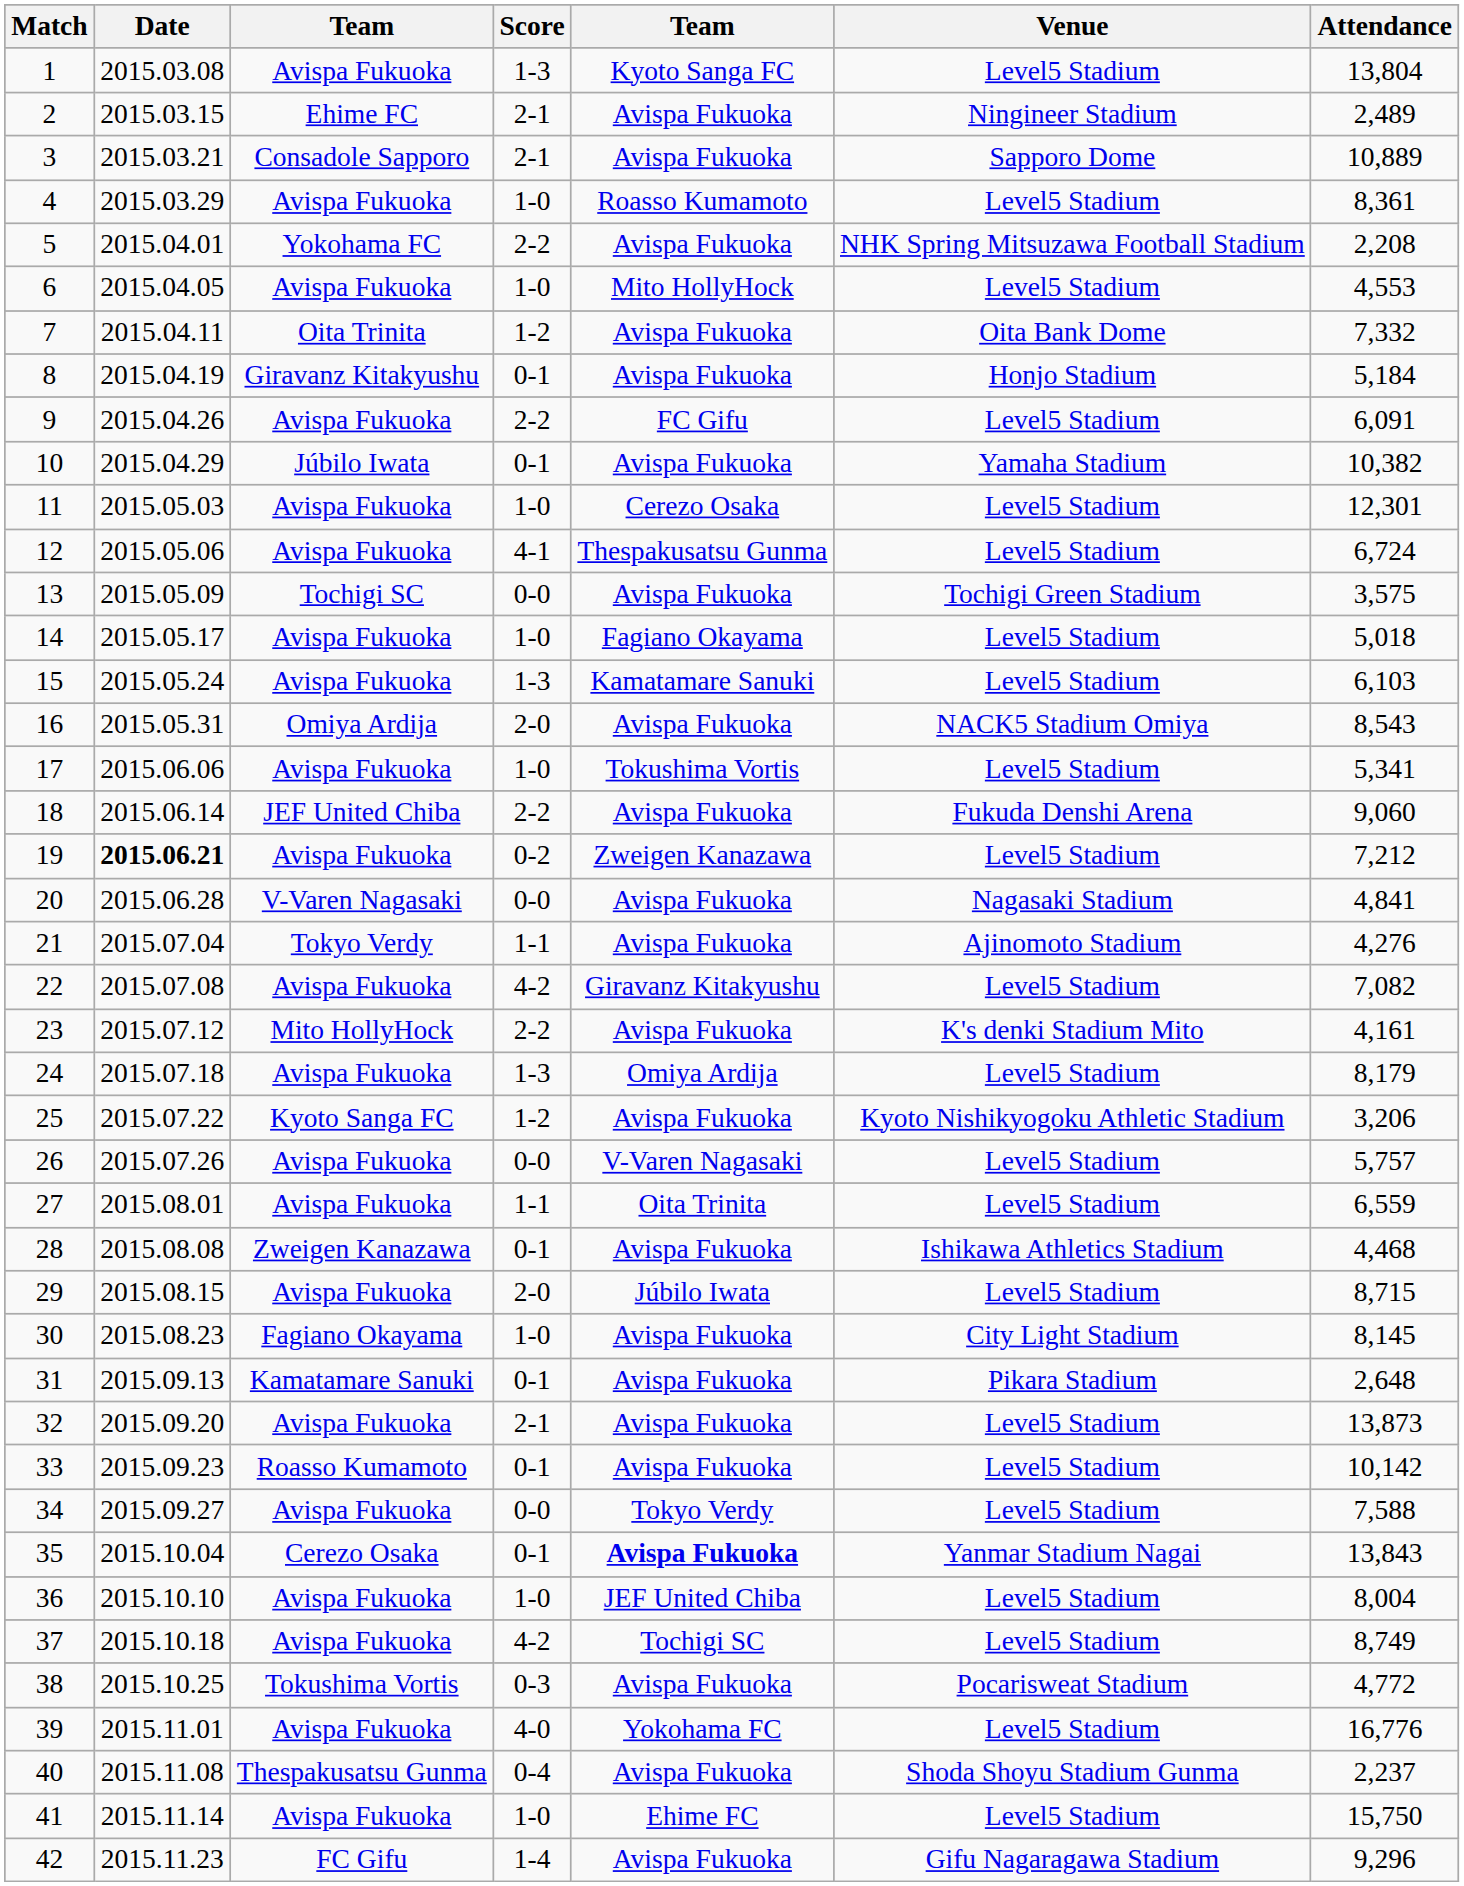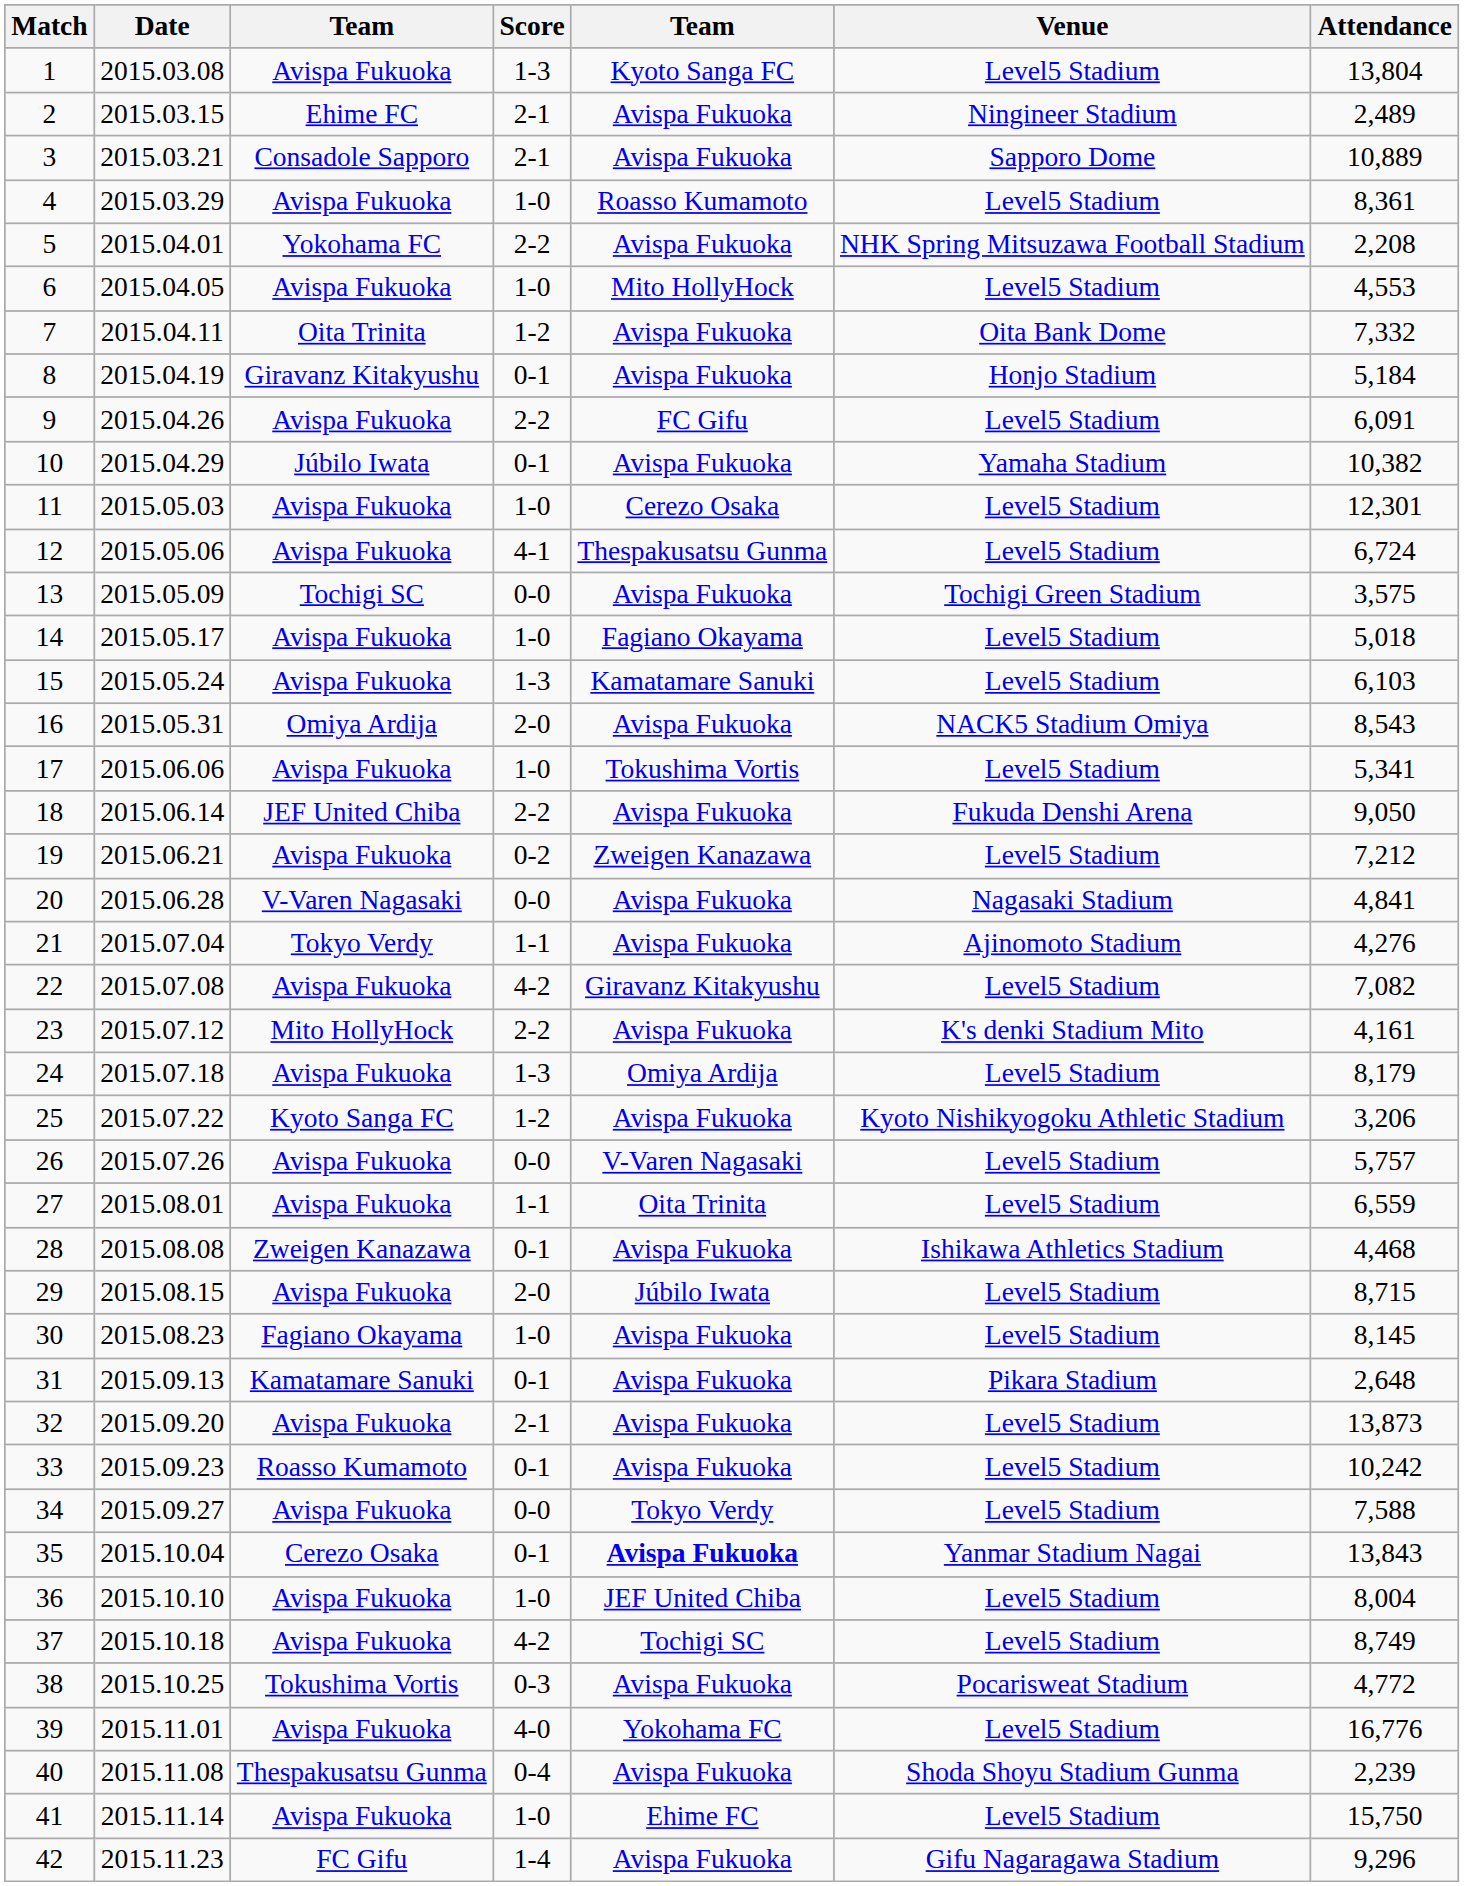(1385, 811) 9,060 -> (1385, 811) 9,050
(162, 855) bold -> (162, 855) normal
(1072, 1335) City Light Stadium -> (1072, 1335) Level5 Stadium
(1385, 1466) 10,142 -> (1385, 1466) 10,242
(1385, 1772) 2,237 -> (1385, 1772) 2,239
